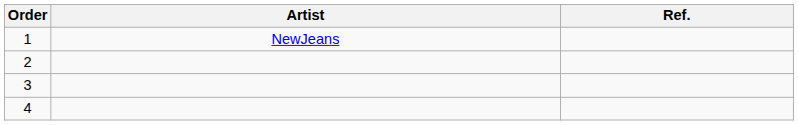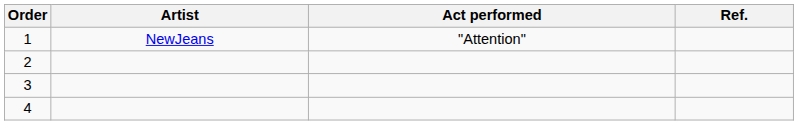+ column: (492, 16)
